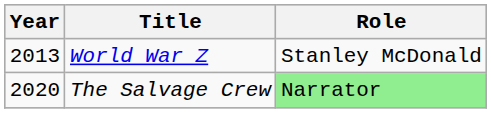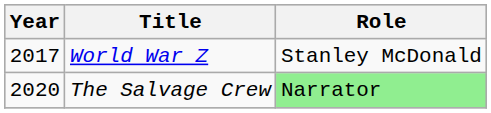(35, 56) 2013 -> (35, 56) 2017
